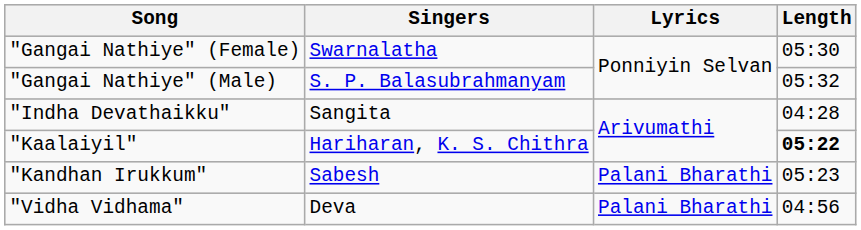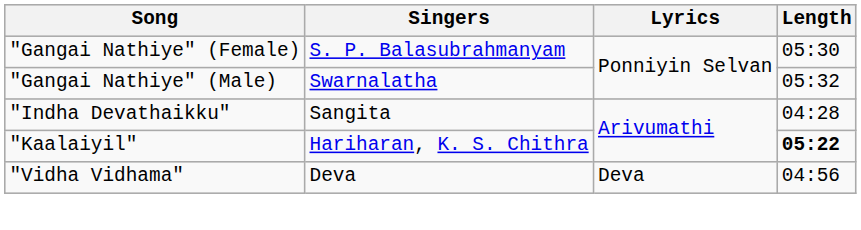(373, 52) Swarnalatha -> (437, 52) S. P. Balasubrahmanyam
(437, 83) S. P. Balasubrahmanyam -> (373, 83) Swarnalatha
- row: (108, 177)
(685, 209) Palani Bharathi -> (621, 177) Deva
